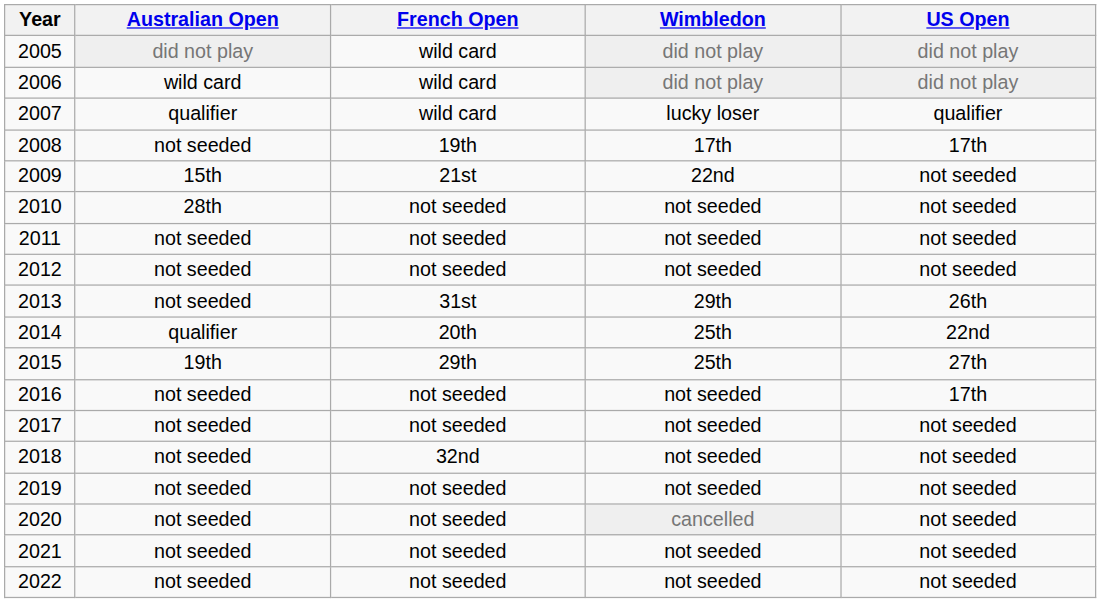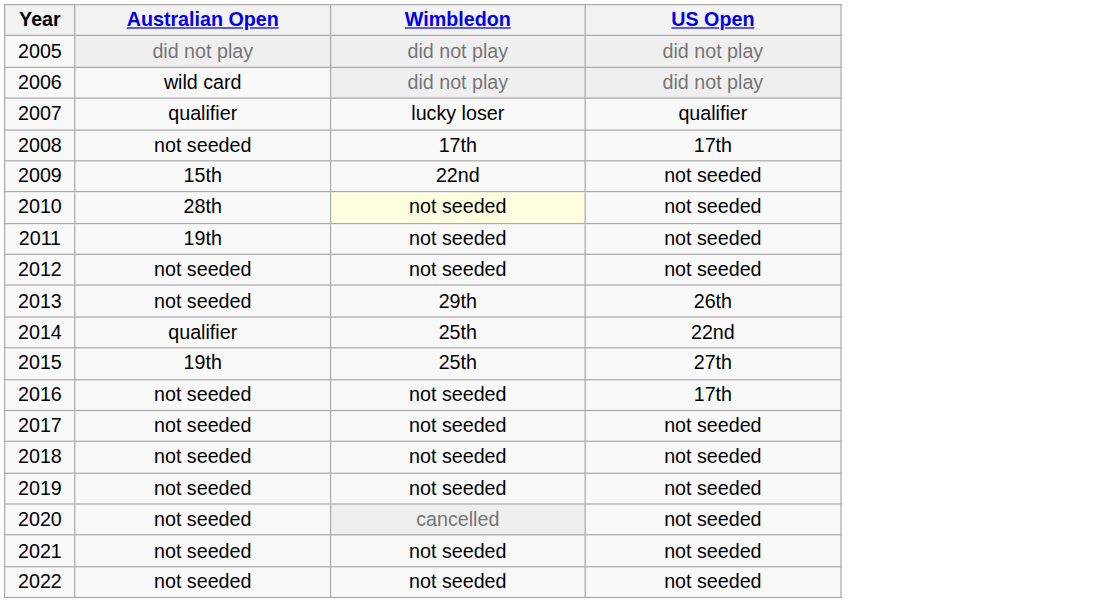- column: (458, 20)
(713, 207) no background -> (458, 207) lightyellow background
(203, 238) not seeded -> (203, 238) 19th
